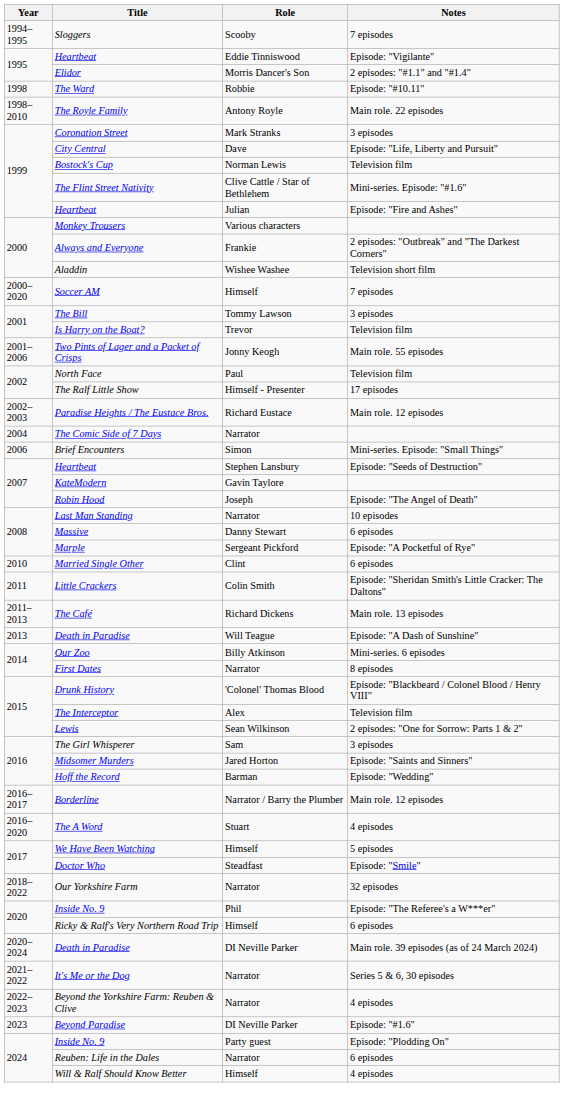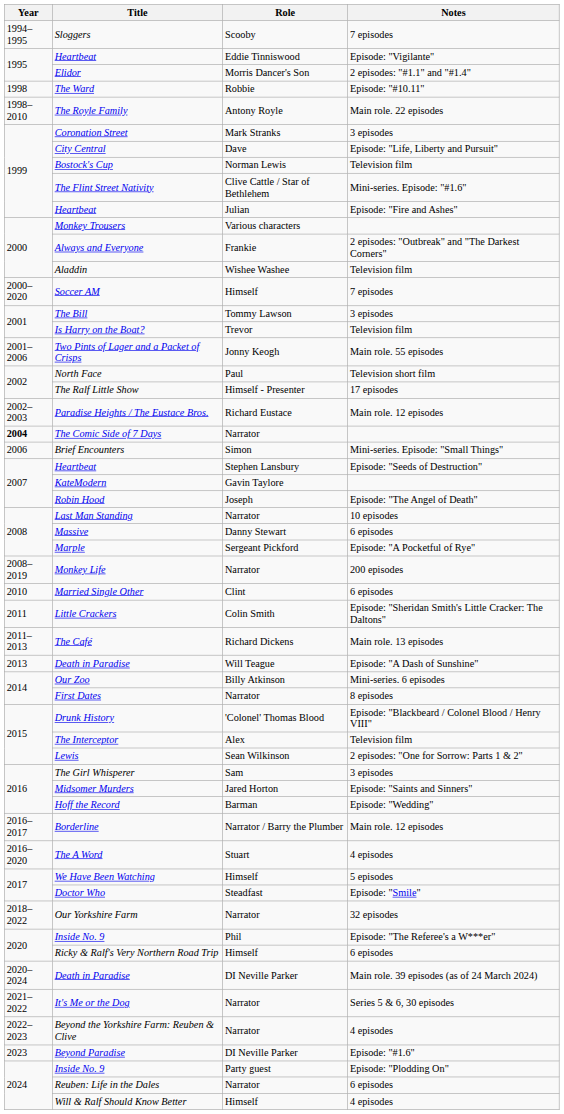(393, 269) Television short film -> (381, 269) Television film
(381, 374) Television film -> (393, 374) Television short film
(17, 434) normal -> (17, 434) bold
+ row: (80, 569)
